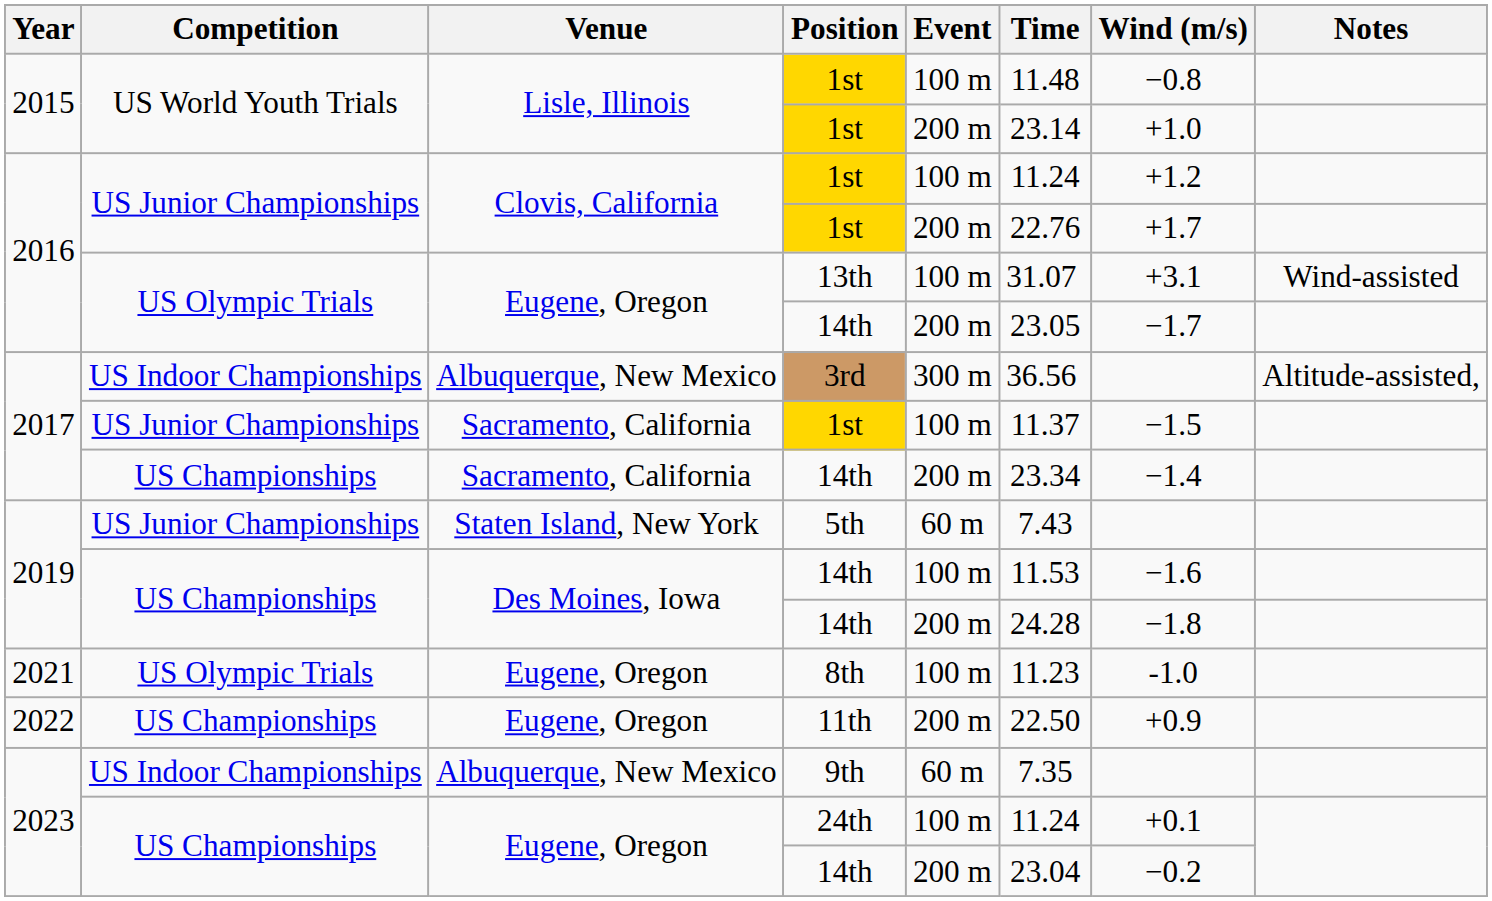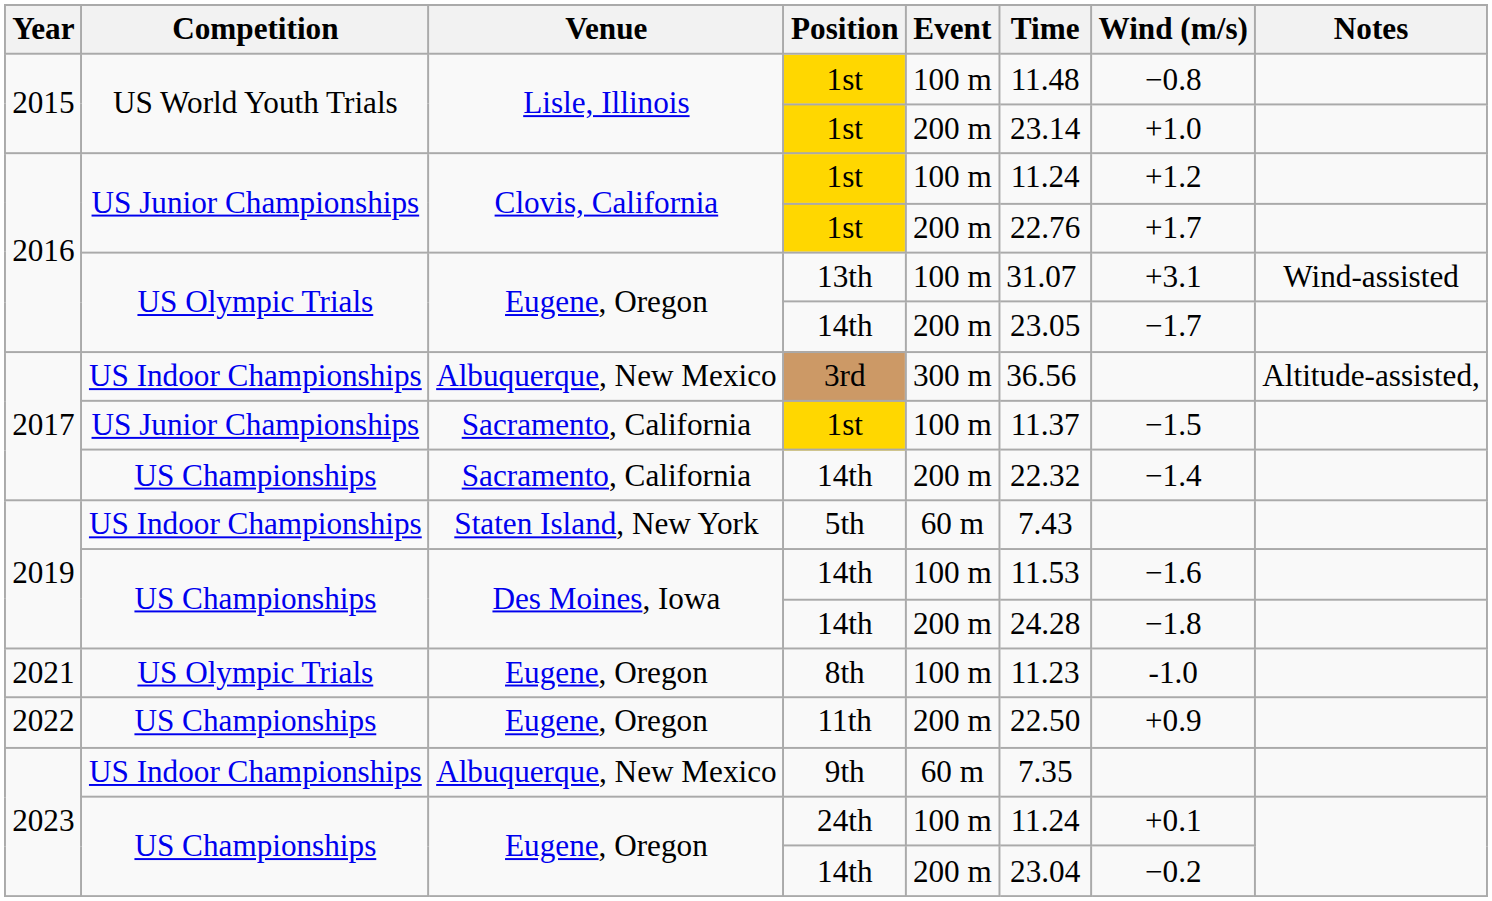(1045, 474) 23.34 -> (1045, 474) 22.32
(255, 524) US Junior Championships -> (255, 524) US Indoor Championships
